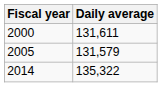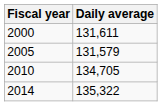+ row: (21, 71)
